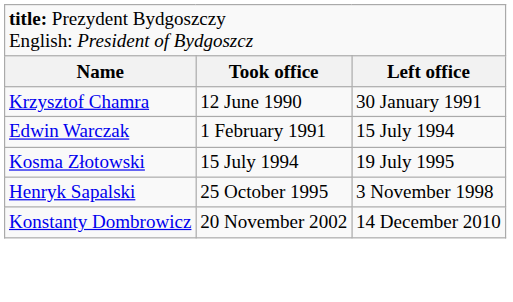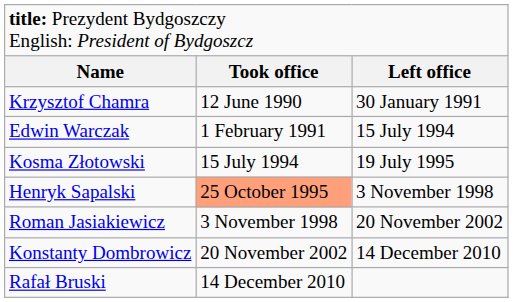(264, 191) no background -> (264, 191) lightsalmon background
+ row: (87, 222)
+ row: (57, 282)
